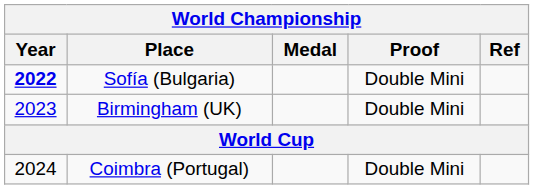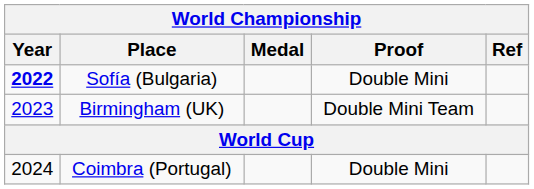(414, 109) Double Mini -> (399, 109) Double Mini Team
